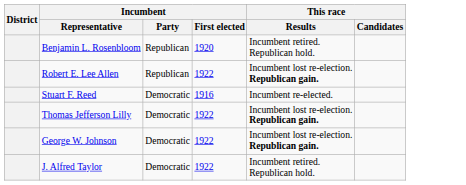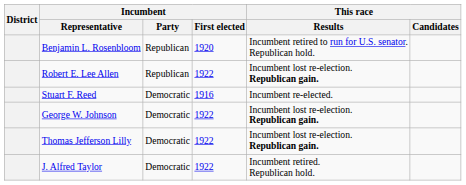(285, 47) Incumbent retired. Republican hold. -> (329, 47) Incumbent retired to run for U.S. senator. Republican hold.
rows swapped: (79, 141) <-> (87, 115)
